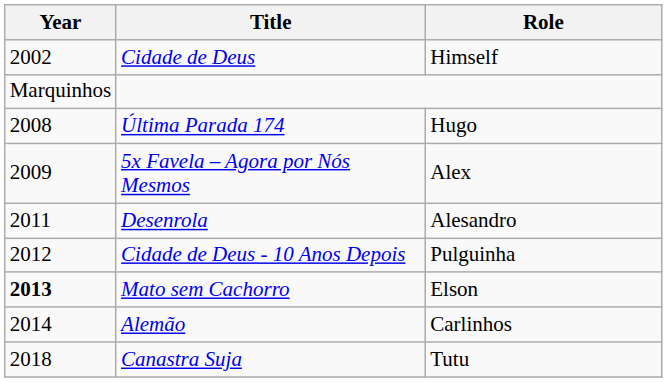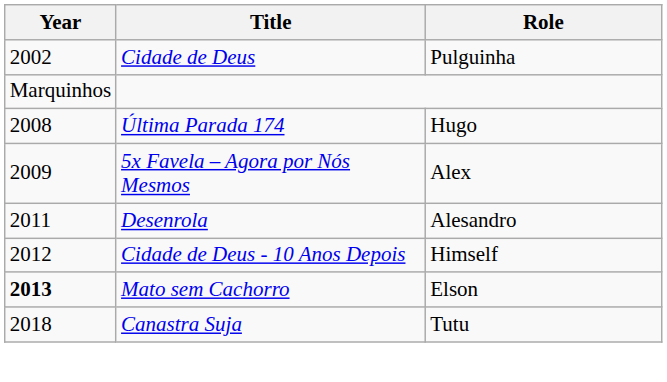(464, 56) Himself -> (473, 56) Pulguinha
(473, 255) Pulguinha -> (464, 255) Himself
- row: (153, 324)
